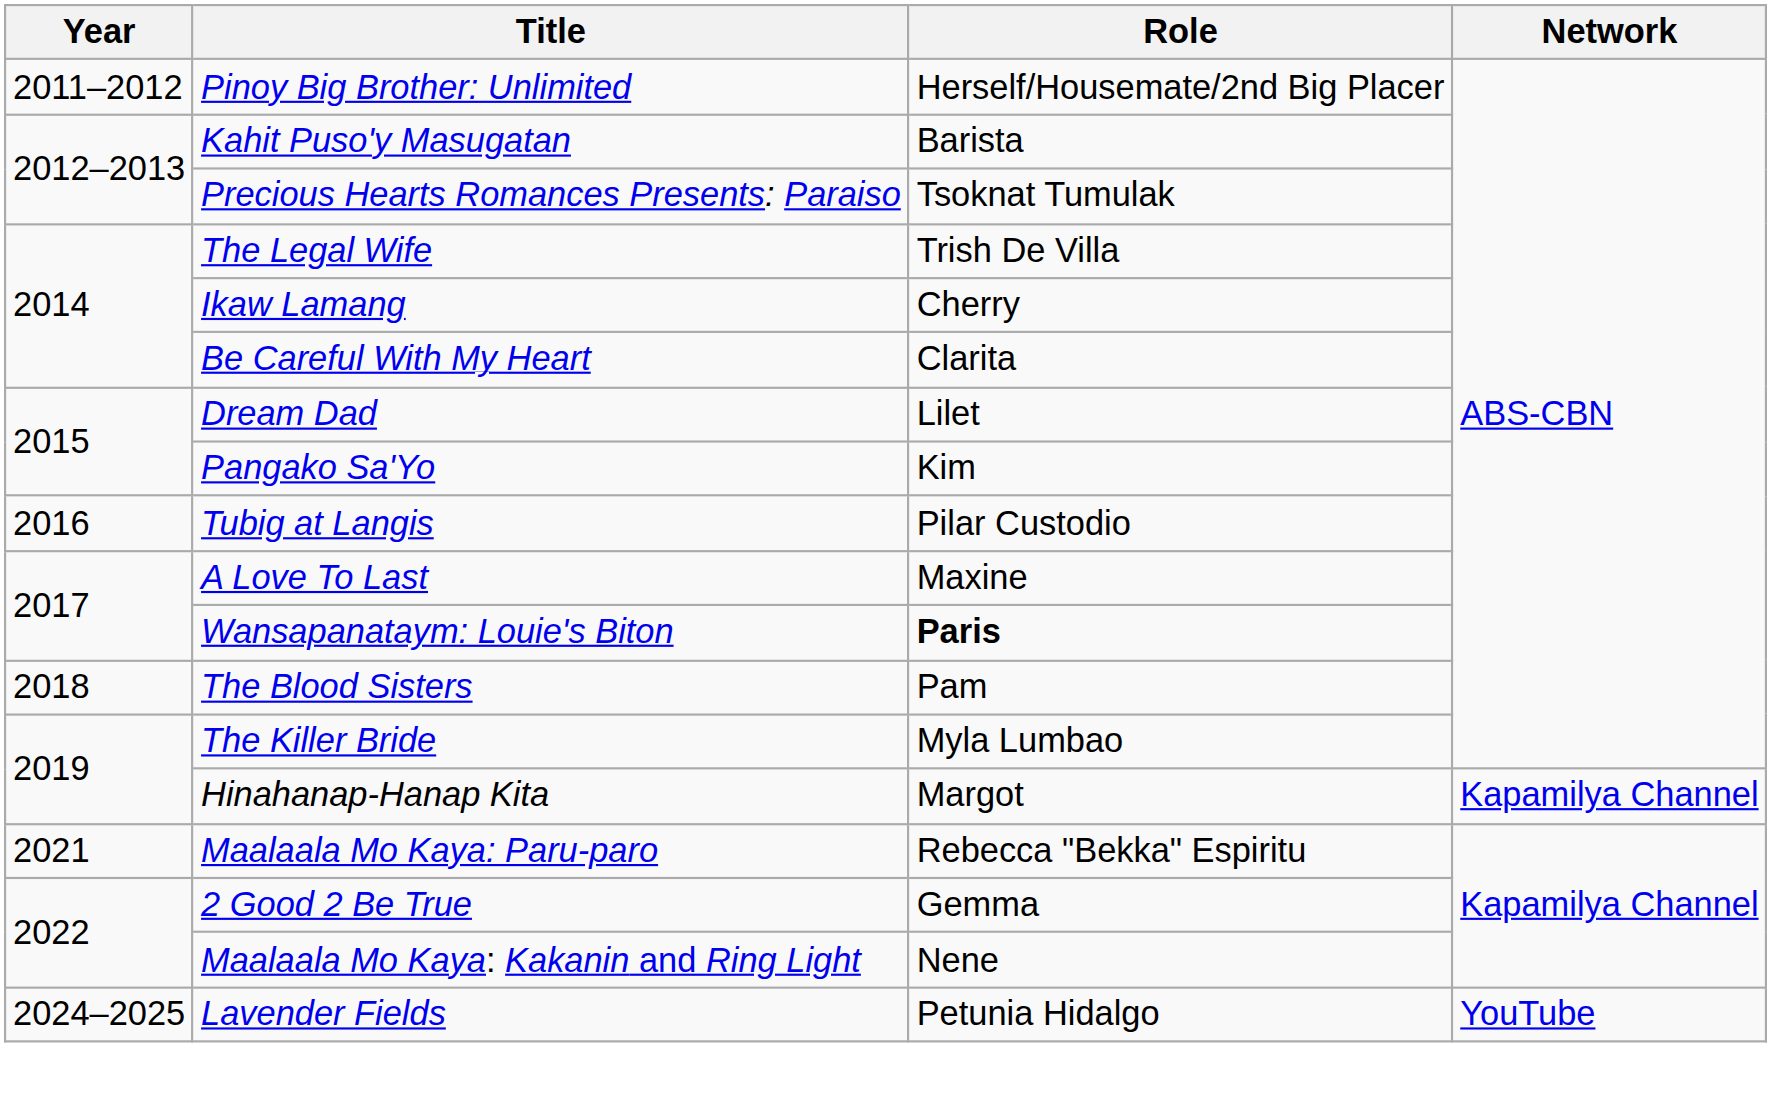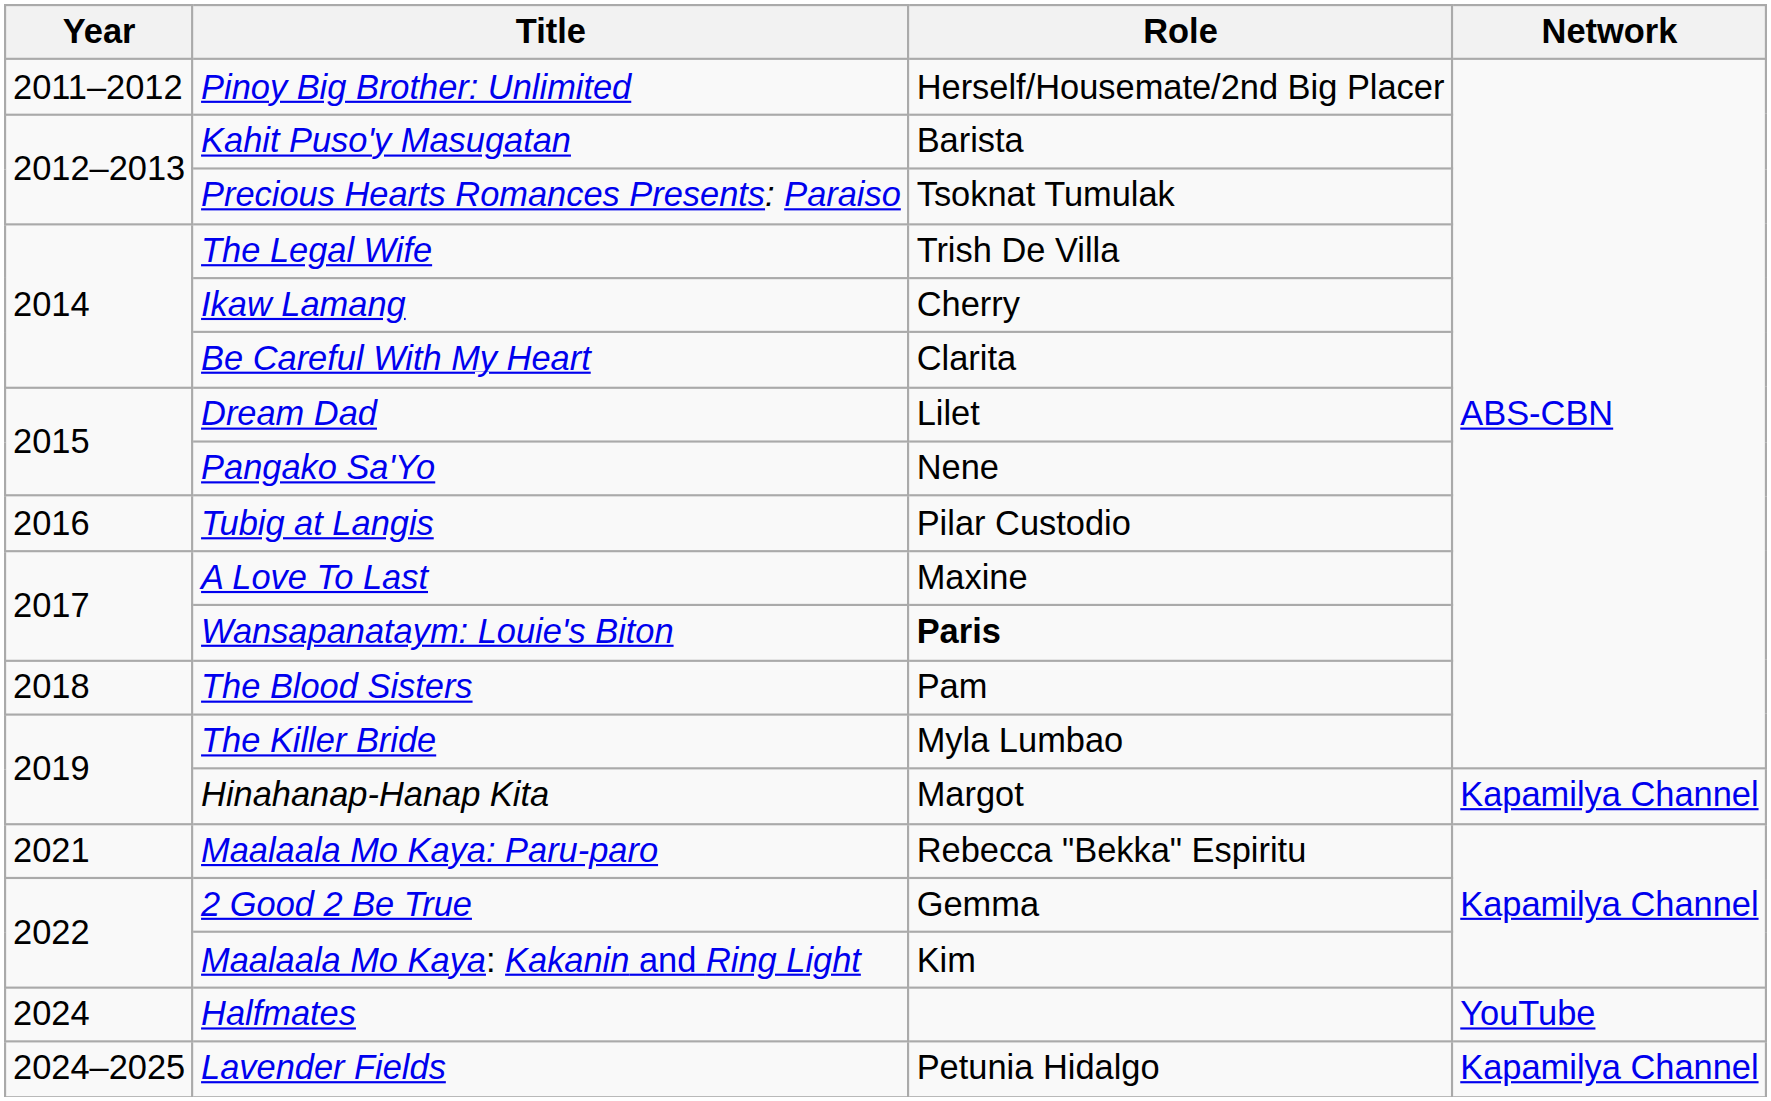(946, 468) Kim -> (958, 468) Nene
(958, 959) Nene -> (946, 959) Kim
+ row: (278, 1013)
(1528, 1013) YouTube -> (1609, 1068) Kapamilya Channel
